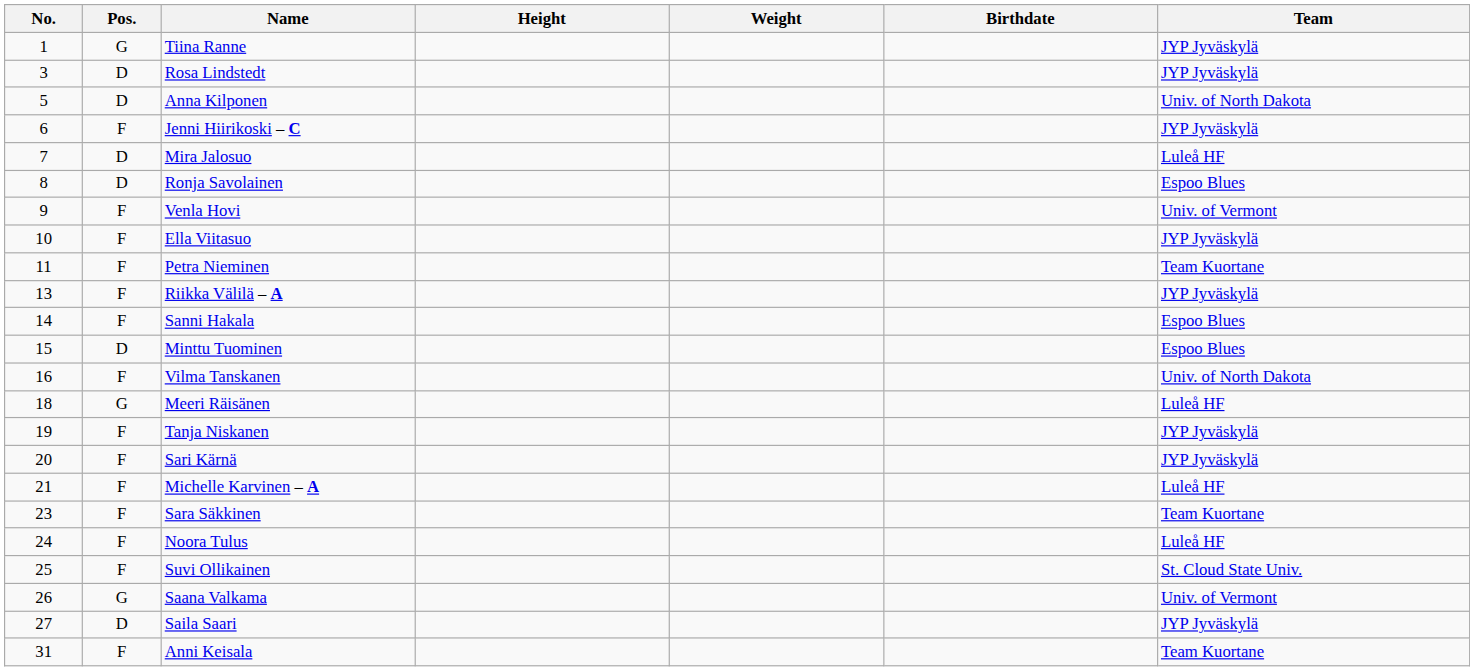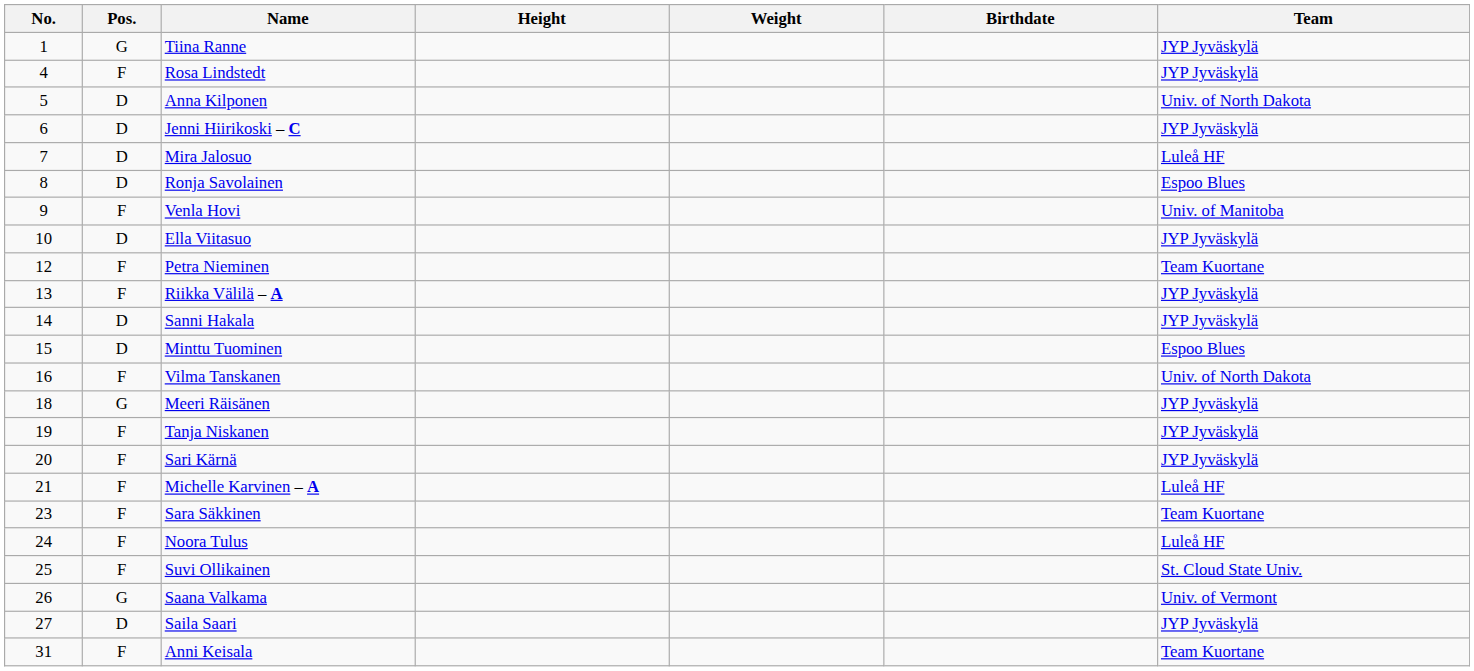(44, 73) 3 -> (44, 73) 4
(122, 73) D -> (122, 73) F
(122, 128) F -> (122, 128) D
(1219, 211) Univ. of Vermont -> (1222, 211) Univ. of Manitoba
(122, 239) F -> (122, 239) D
(44, 266) 11 -> (44, 266) 12
(122, 321) F -> (122, 321) D
(1203, 321) Espoo Blues -> (1210, 321) JYP Jyväskylä
(1193, 404) Luleå HF -> (1210, 404) JYP Jyväskylä
